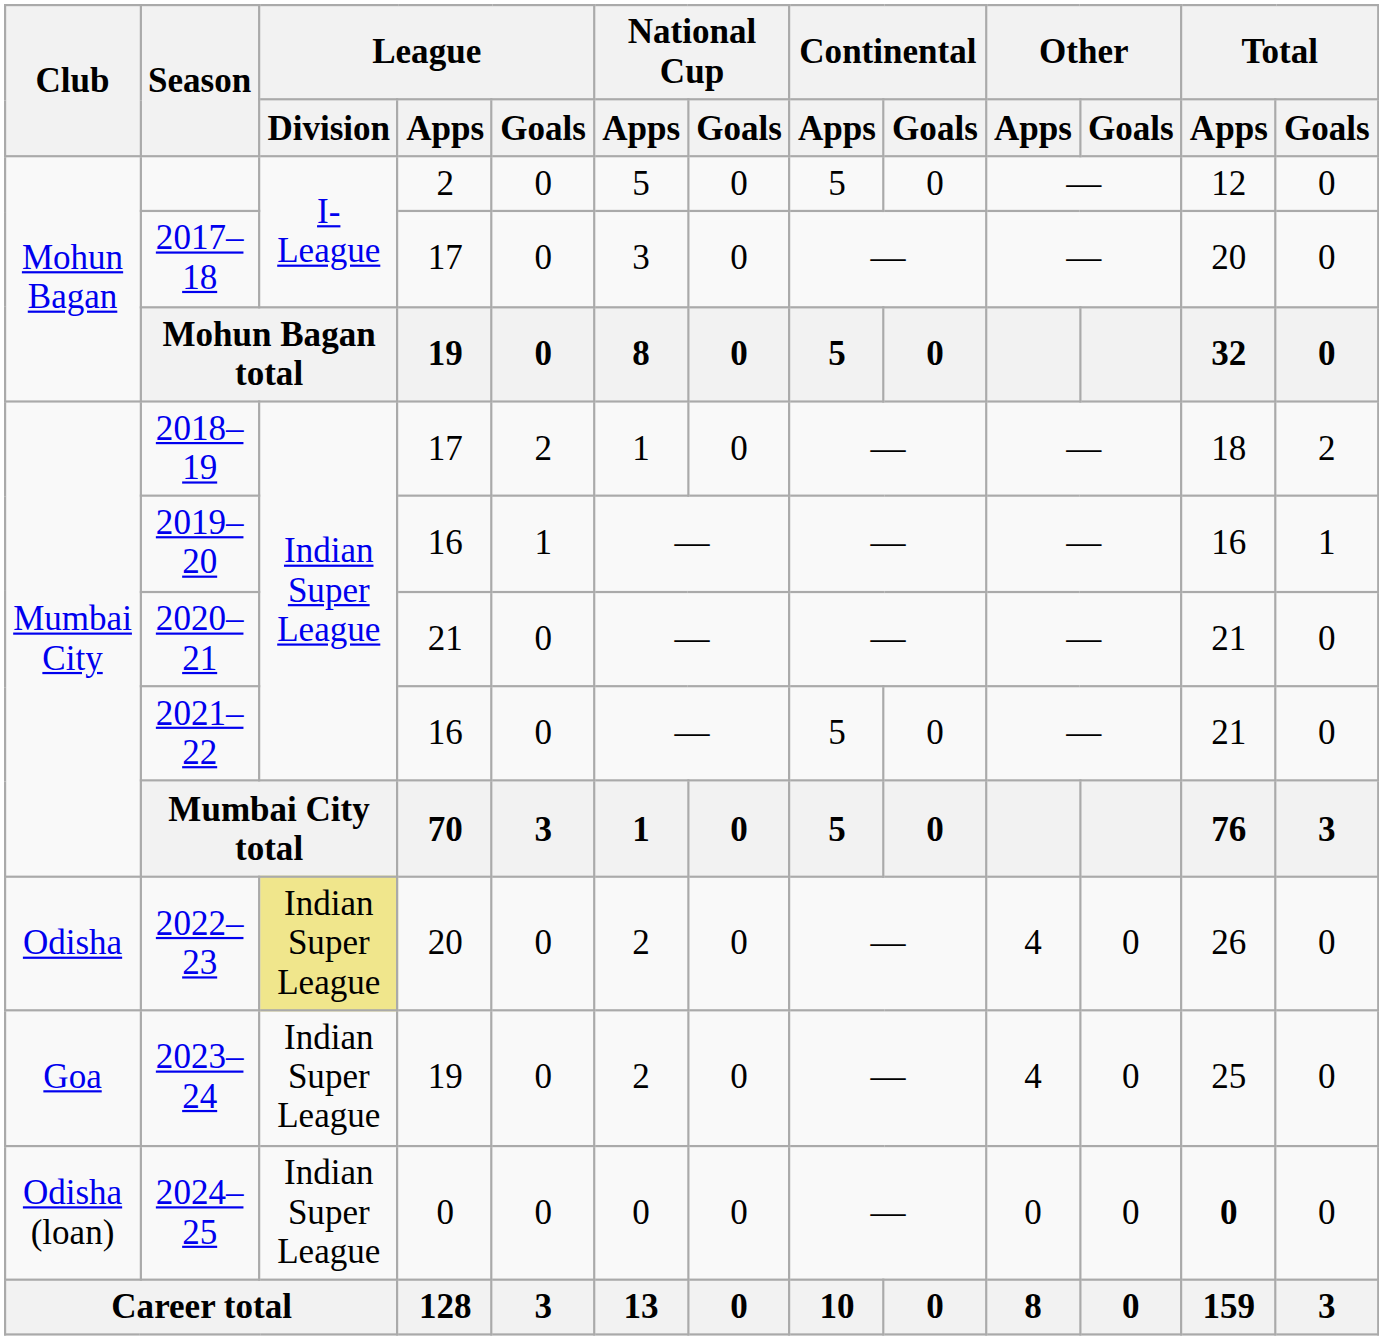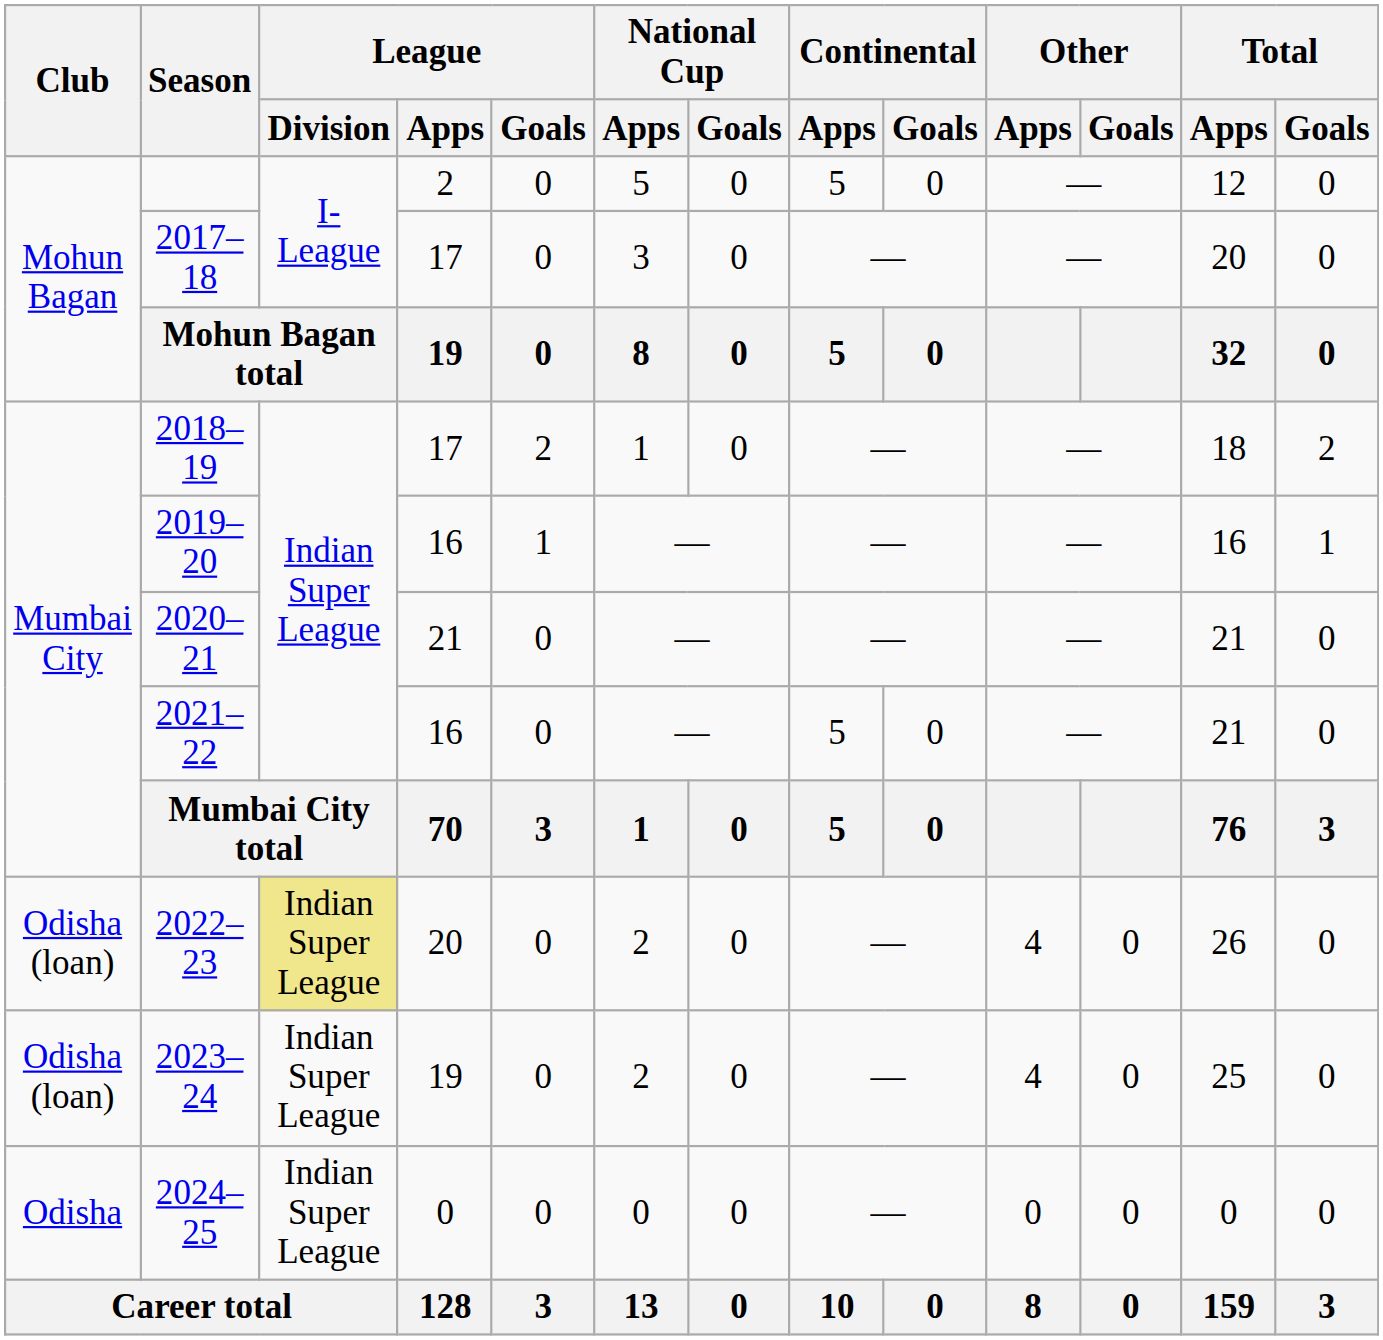(73, 942) Odisha -> (73, 942) Odisha (loan)
(73, 1077) Goa -> (73, 1077) Odisha (loan)
(73, 1211) Odisha (loan) -> (73, 1211) Odisha
(1229, 1211) bold -> (1229, 1211) normal
